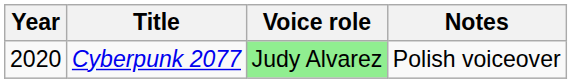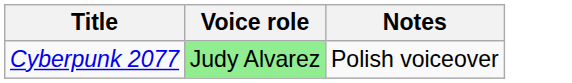- column: (36, 22)
